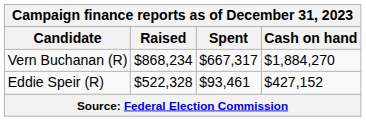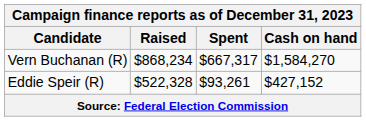(300, 60) $1,884,270 -> (300, 60) $1,584,270
(225, 82) $93,461 -> (225, 82) $93,261
